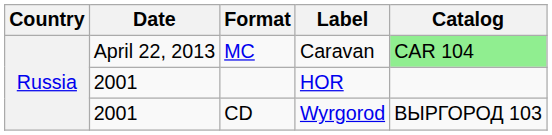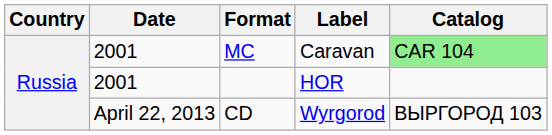(154, 51) April 22, 2013 -> (116, 51) 2001
(116, 113) 2001 -> (154, 113) April 22, 2013
